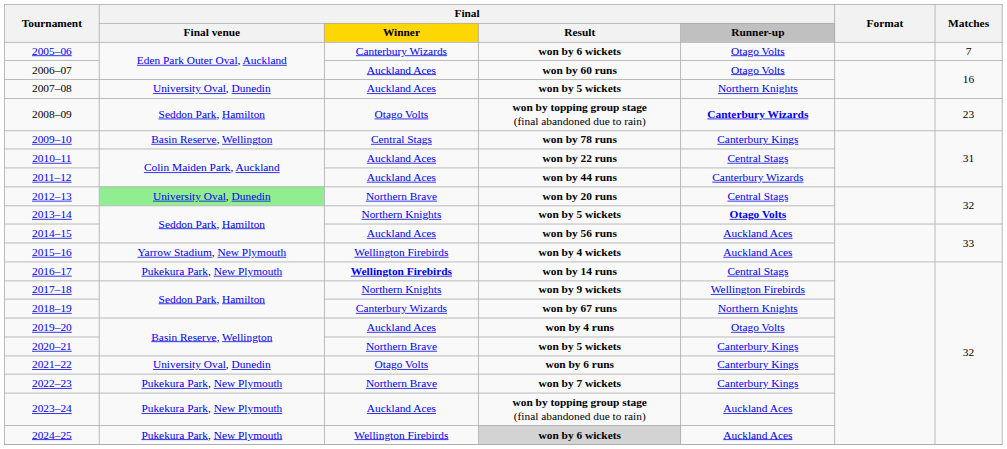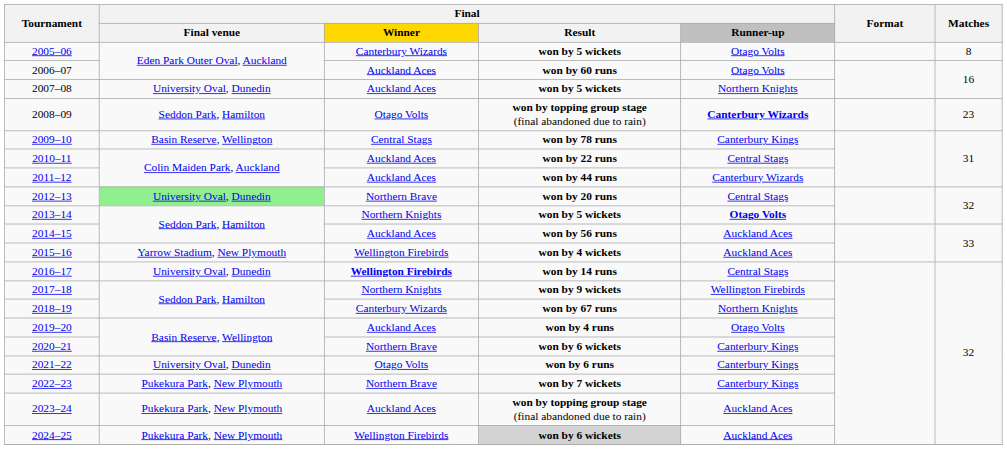(580, 51) won by 6 wickets -> (580, 51) won by 5 wickets
(969, 51) 7 -> (969, 51) 8
(212, 271) Pukekura Park, New Plymouth -> (212, 271) University Oval, Dunedin
(580, 346) won by 5 wickets -> (580, 346) won by 6 wickets
